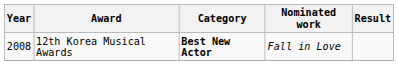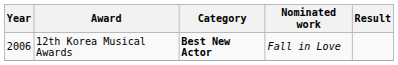(19, 47) 2008 -> (19, 47) 2006
